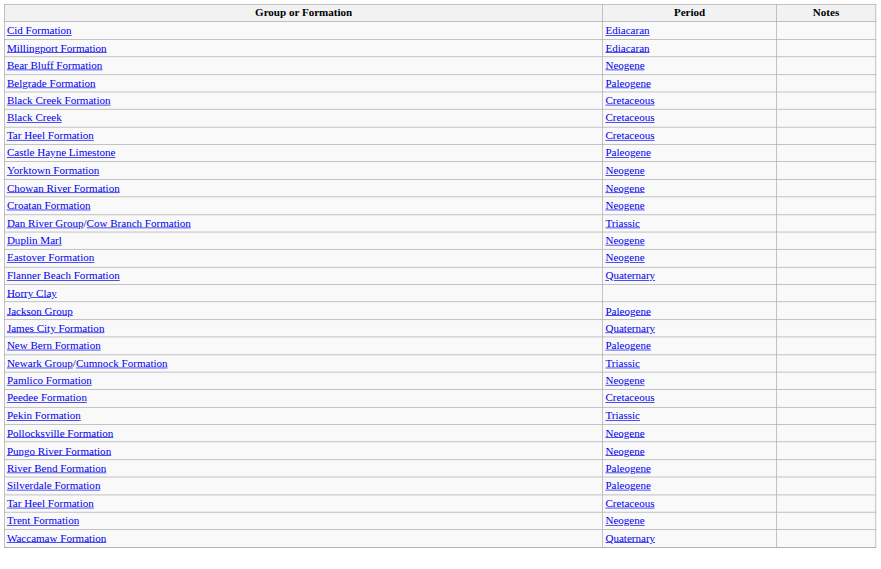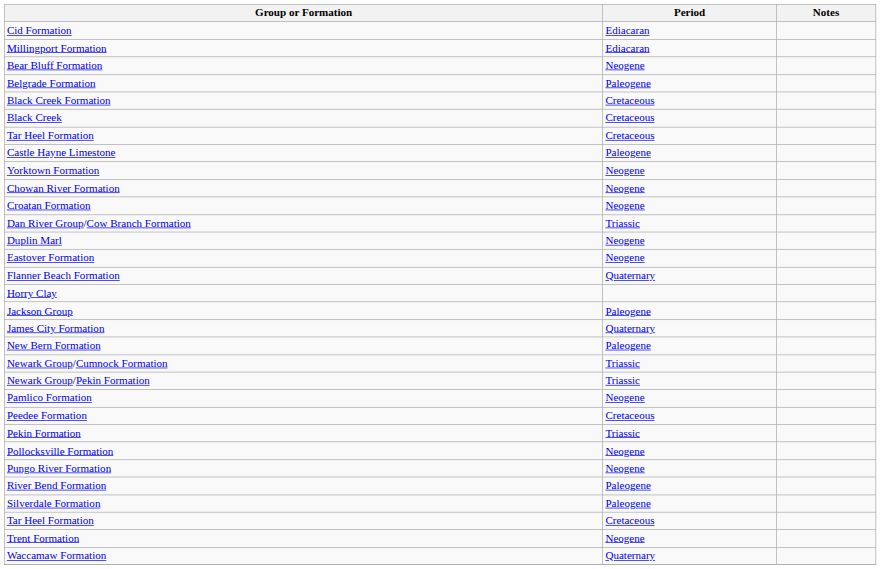+ row: (78, 380)
